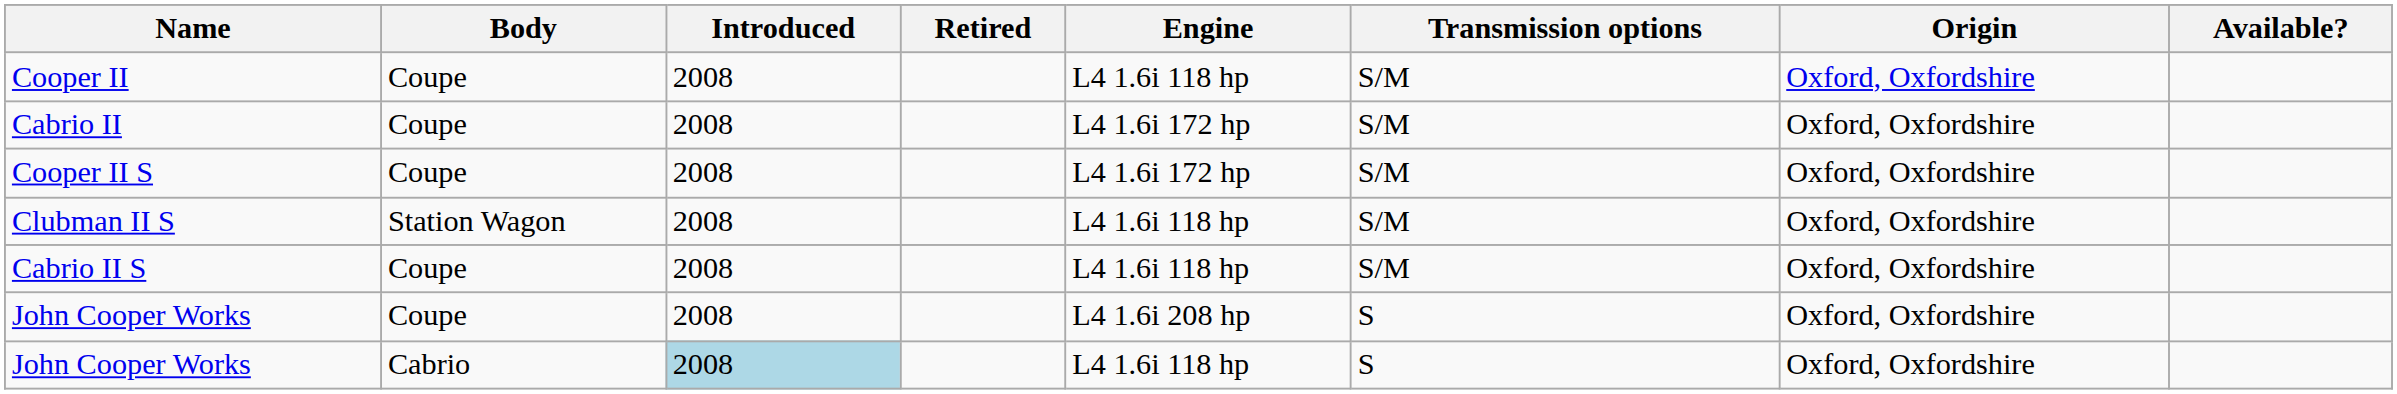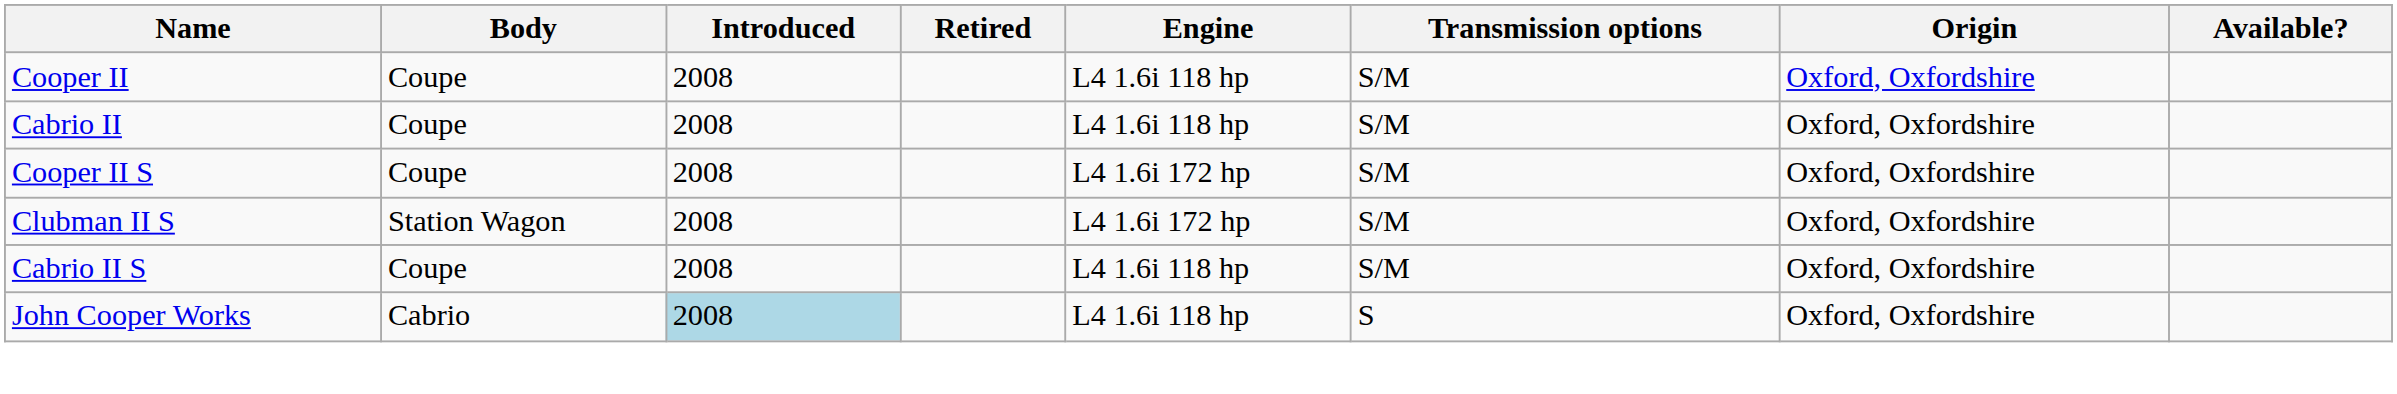(1161, 124) L4 1.6i 172 hp -> (1161, 124) L4 1.6i 118 hp
(1161, 220) L4 1.6i 118 hp -> (1161, 220) L4 1.6i 172 hp
- row: (131, 316)
